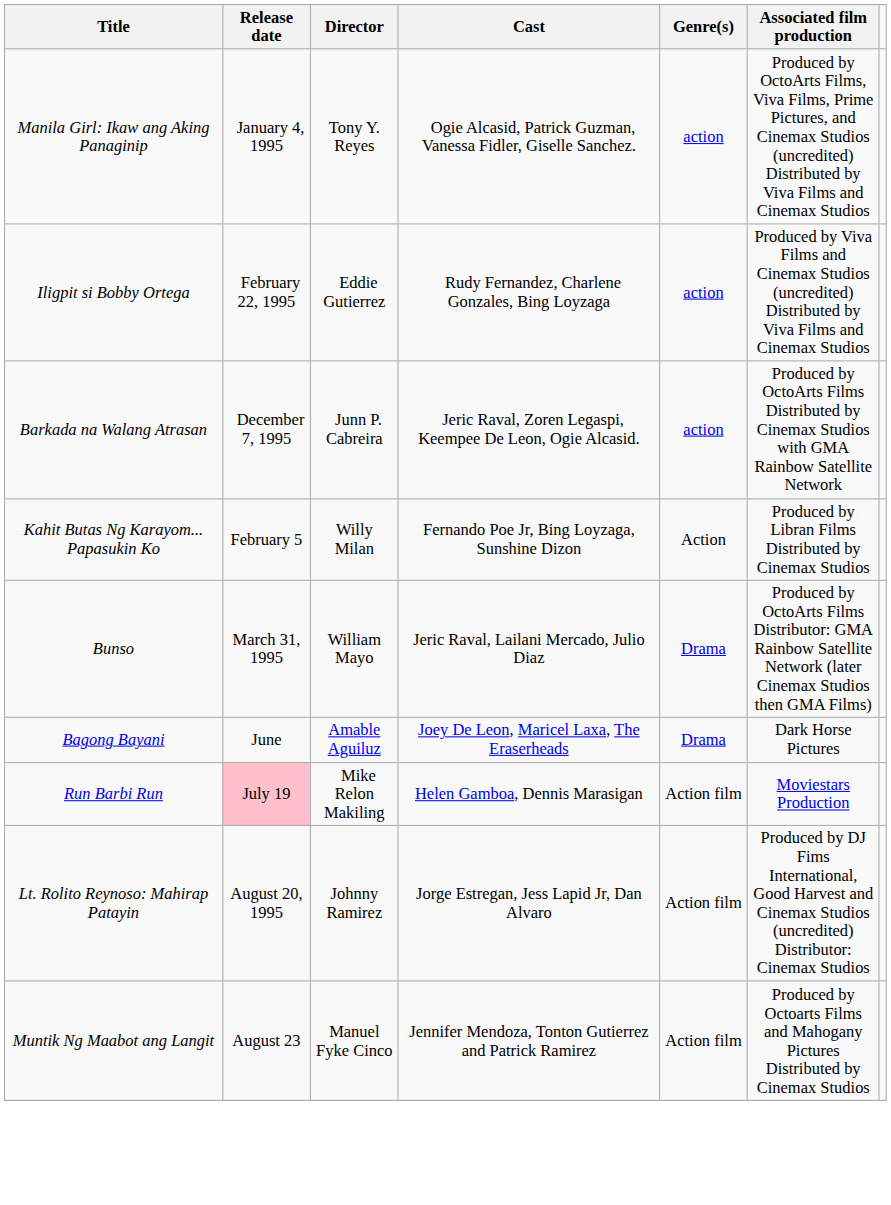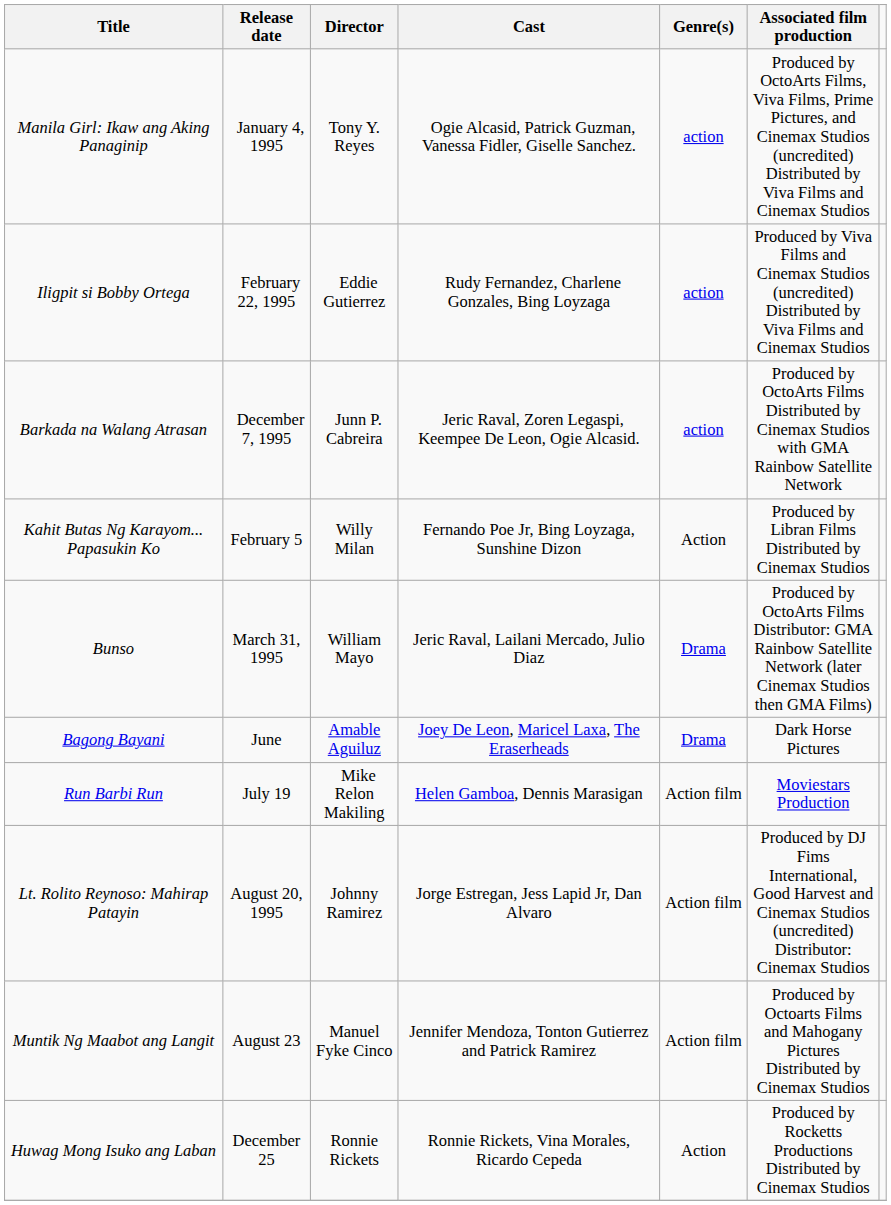(266, 793) pink background -> (266, 793) no background
+ row: (113, 1150)
